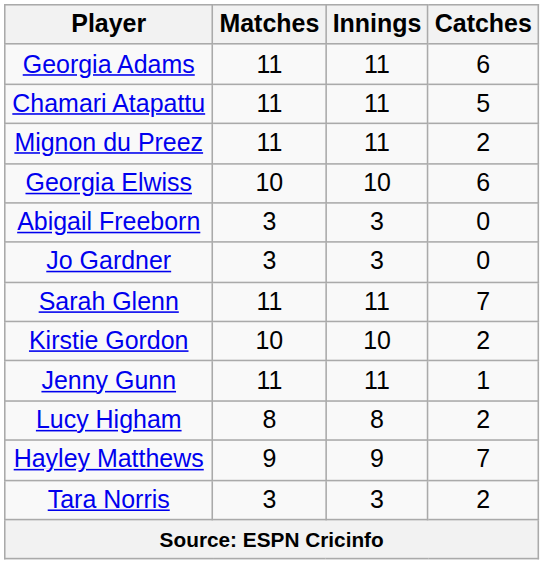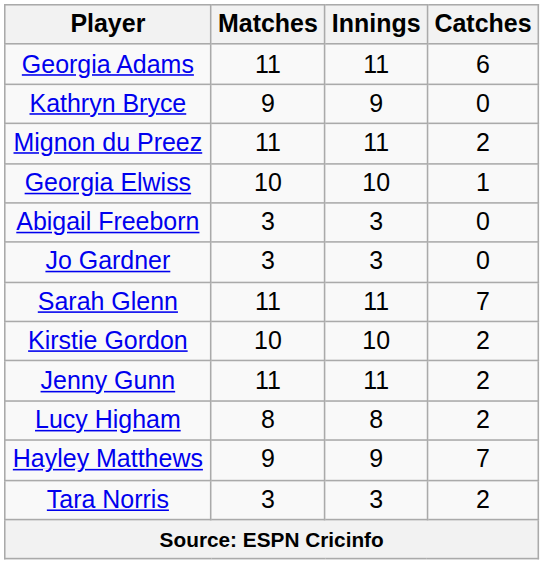- row: (109, 103)
+ row: (108, 103)
(483, 182) 6 -> (483, 182) 1
(483, 380) 1 -> (483, 380) 2
